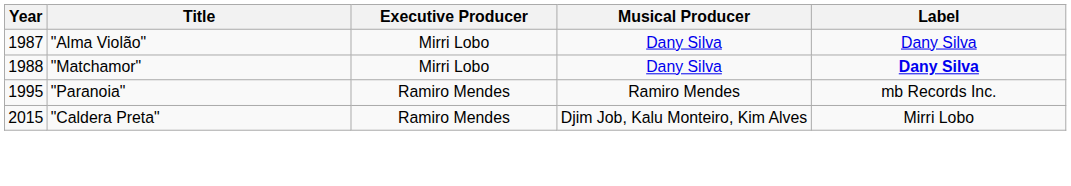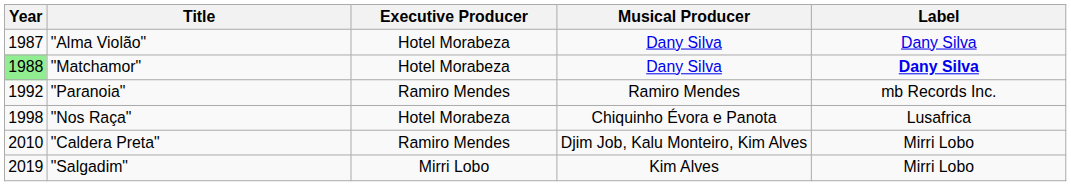(454, 42) Mirri Lobo -> (454, 42) Hotel Morabeza
(26, 67) no background -> (26, 67) lightgreen background
(454, 67) Mirri Lobo -> (454, 67) Hotel Morabeza
(26, 92) 1995 -> (26, 92) 1992
+ row: (91, 117)
(26, 117) 2015 -> (26, 142) 2010
+ row: (89, 167)
